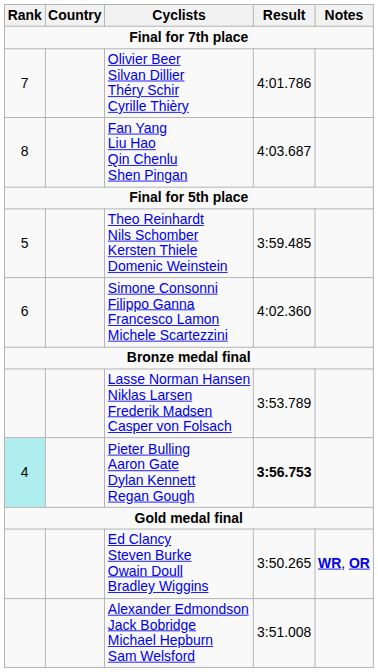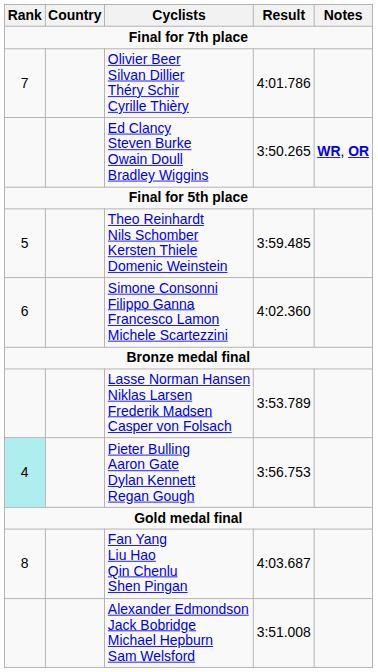rows swapped: (148, 152) <-> (158, 563)
(284, 472) bold -> (284, 472) normal
